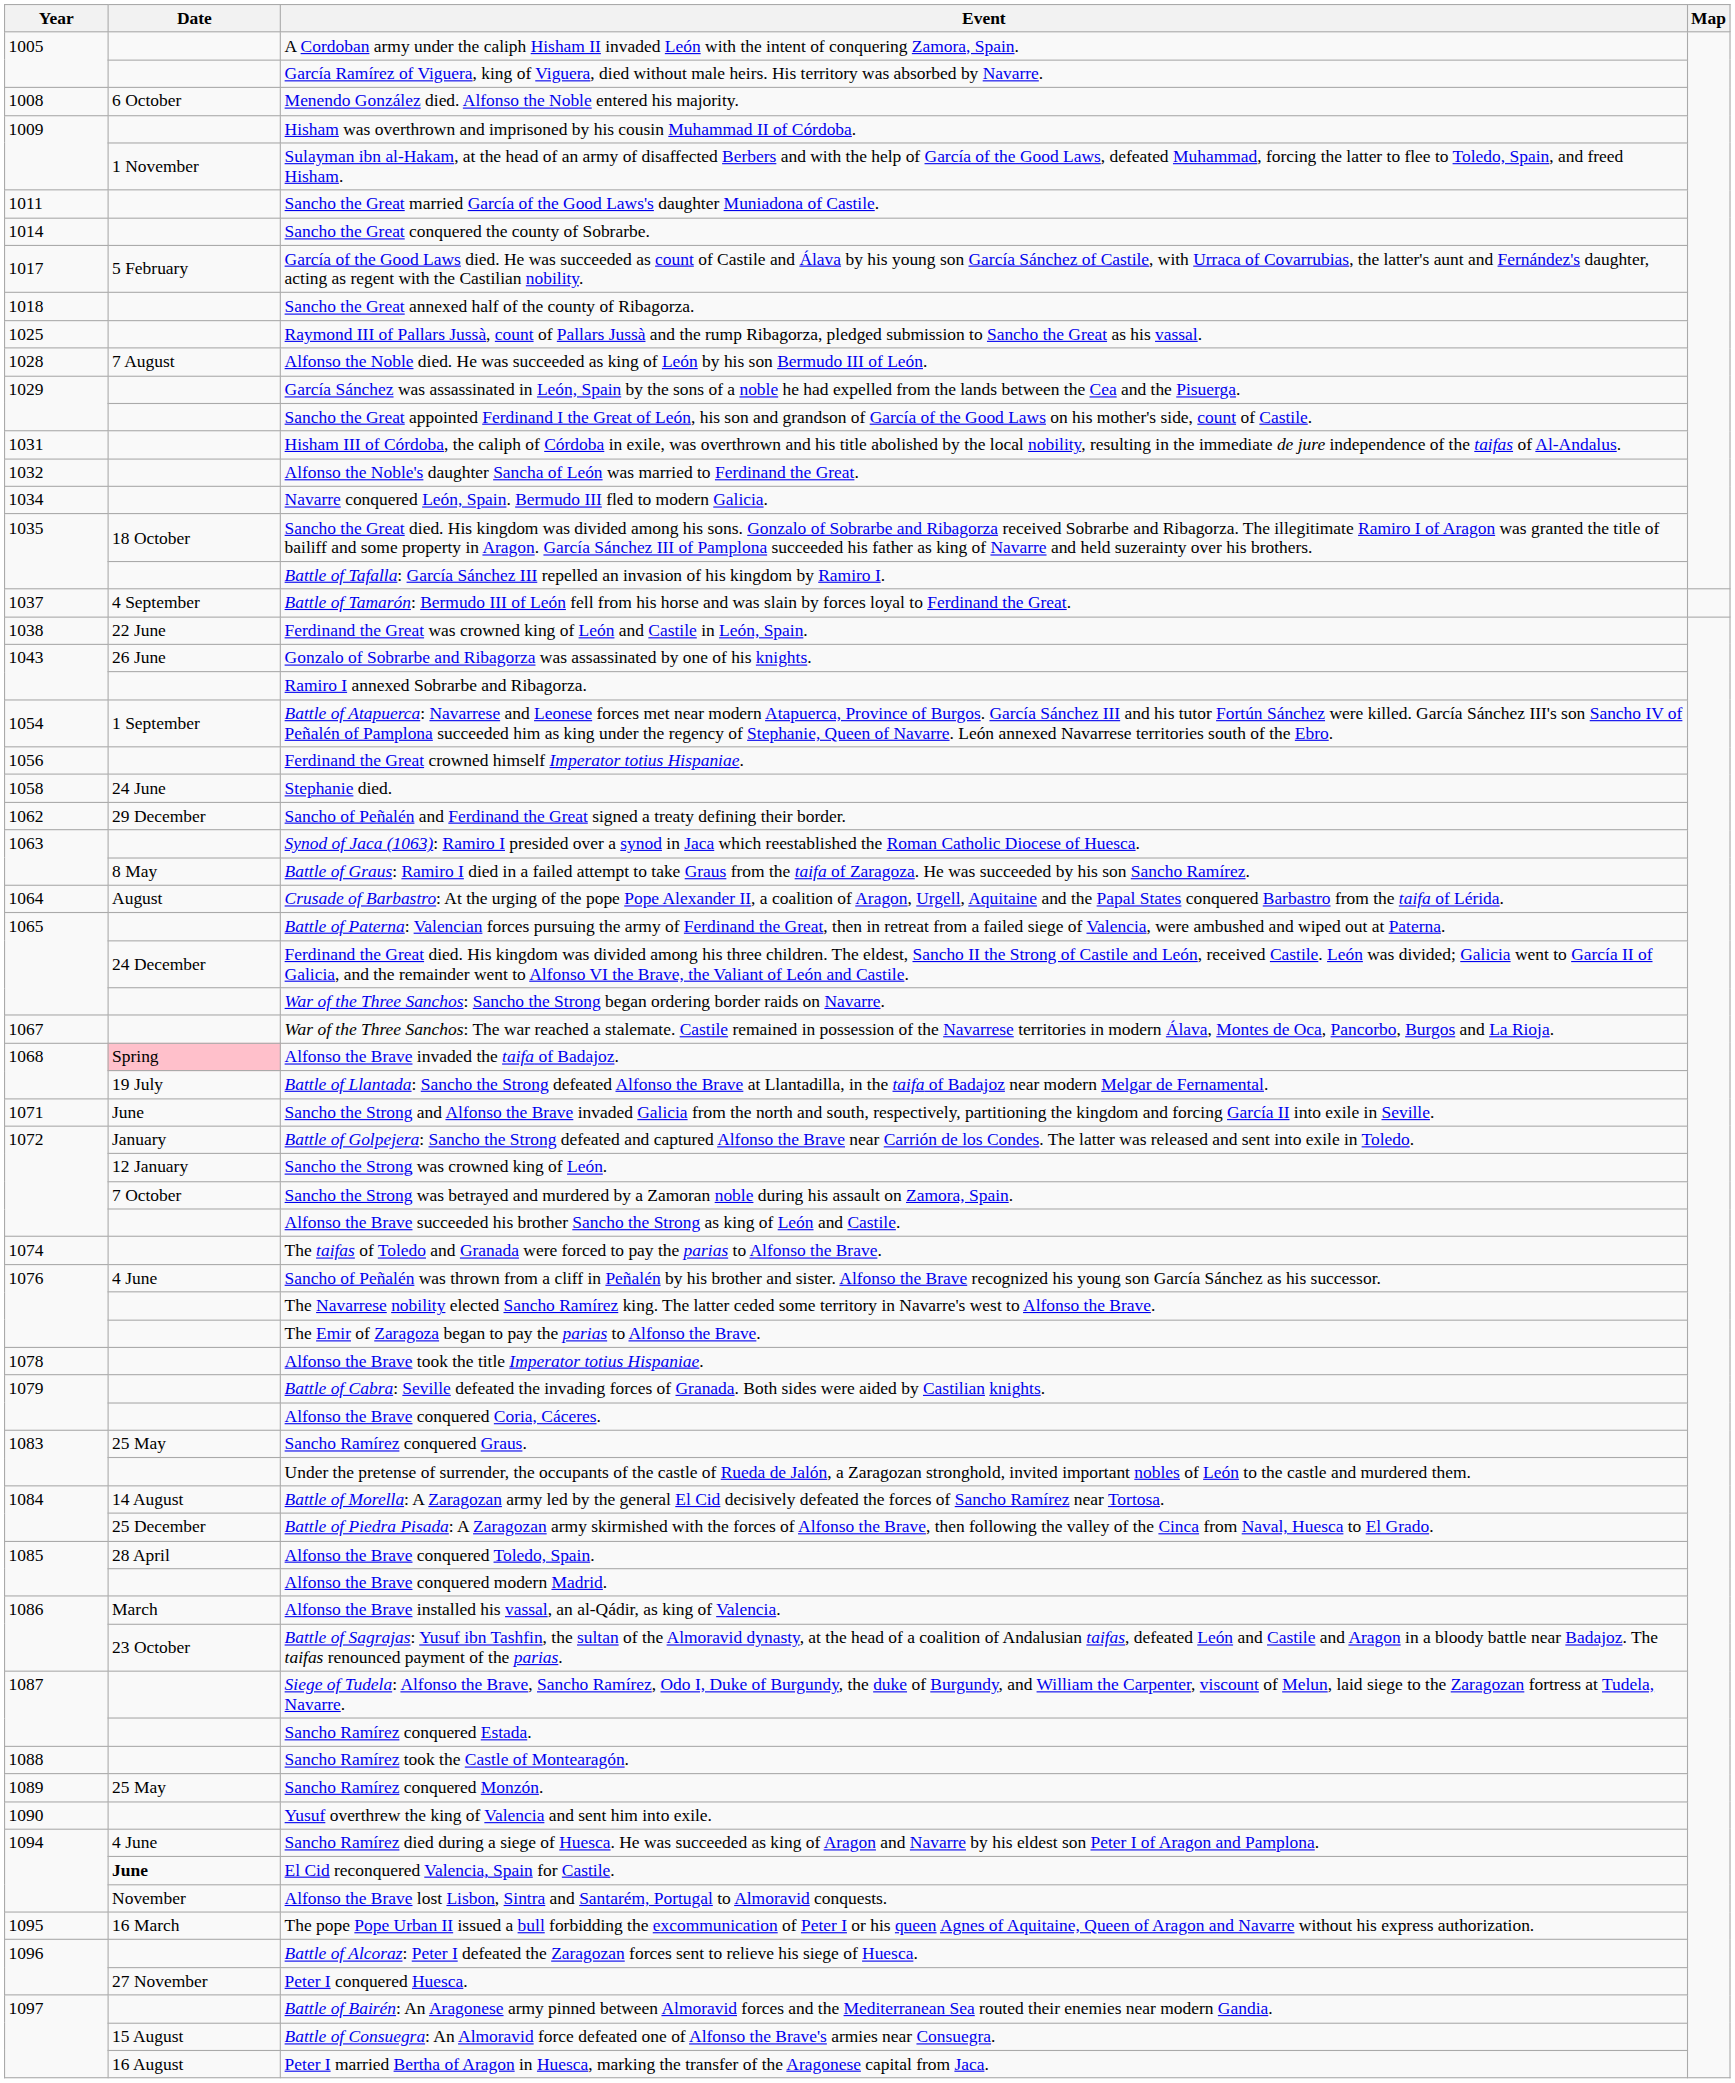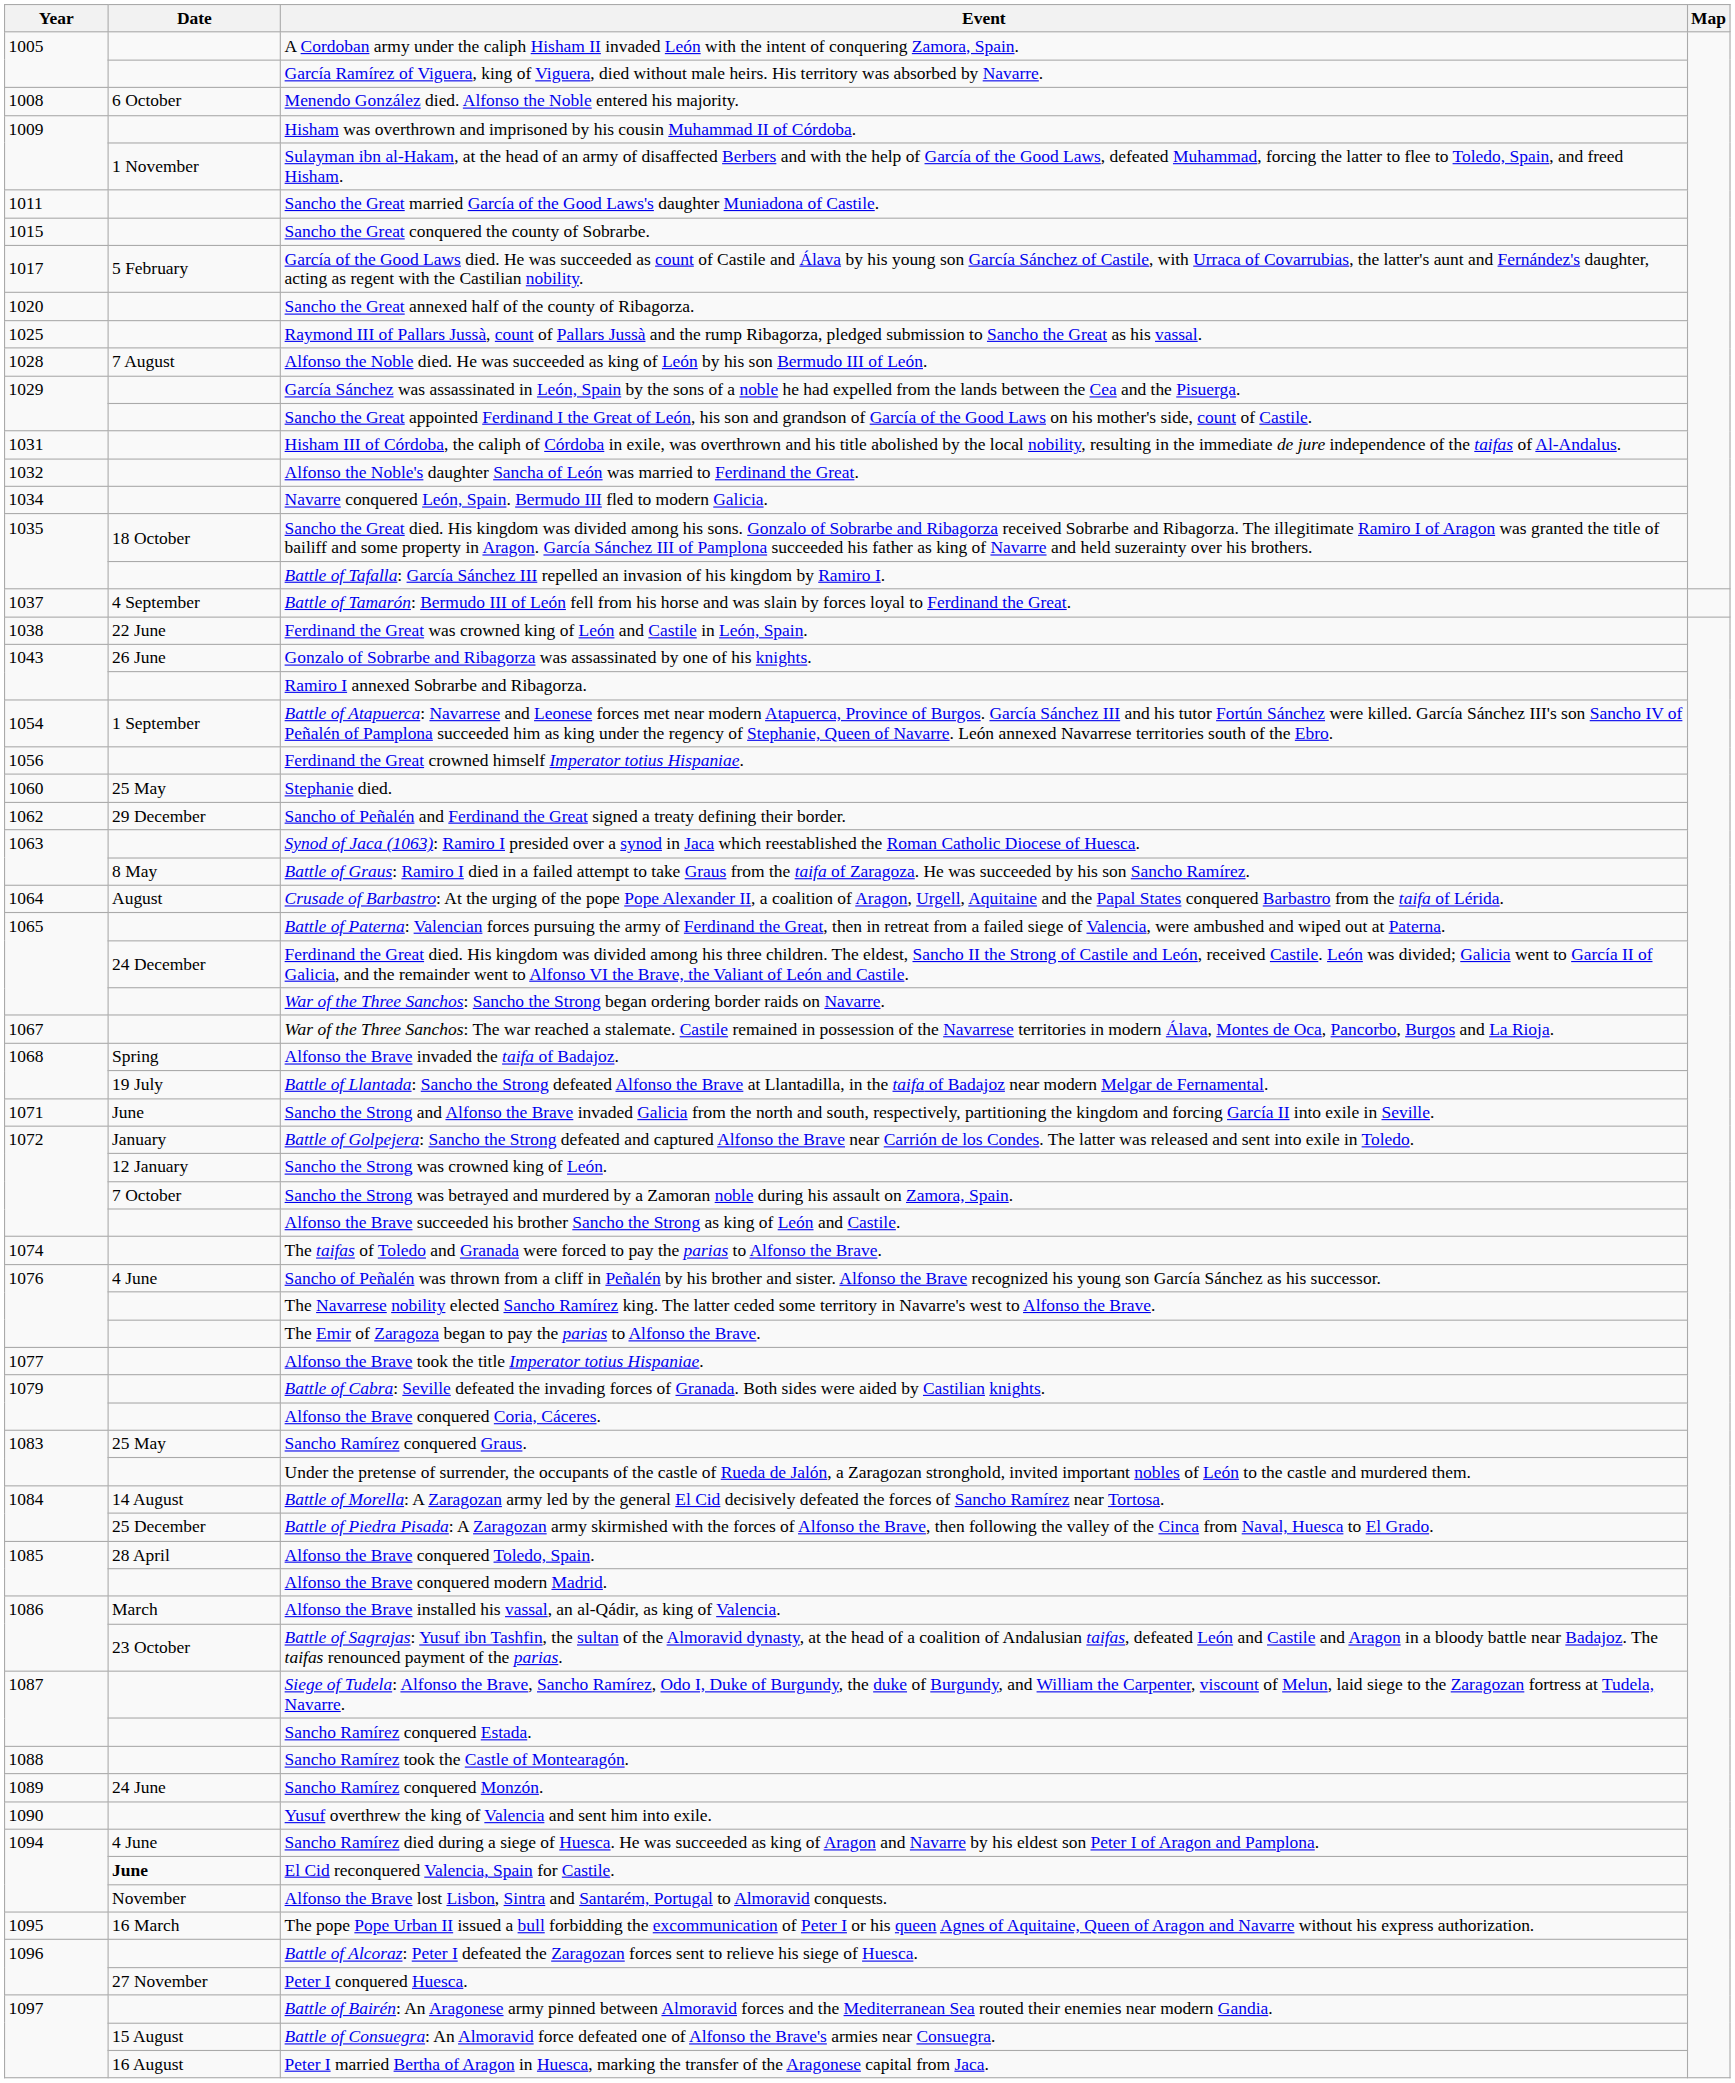(26, 231) 1014 -> (26, 231) 1015
(26, 306) 1018 -> (26, 306) 1020
(26, 788) 1058 -> (26, 788) 1060
(139, 788) 24 June -> (139, 788) 25 May
(135, 1056) pink background -> (135, 1056) no background
(26, 1361) 1078 -> (26, 1361) 1077
(139, 1787) 25 May -> (139, 1787) 24 June
